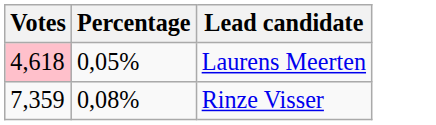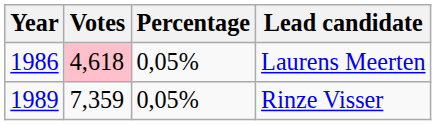+ column: (34, 23)
(108, 100) 0,08% -> (168, 100) 0,05%
